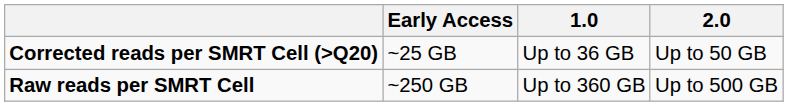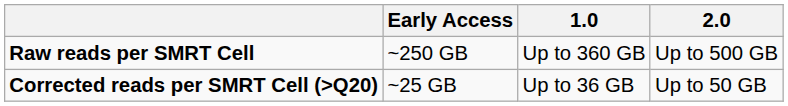rows swapped: (132, 85) <-> (194, 52)
